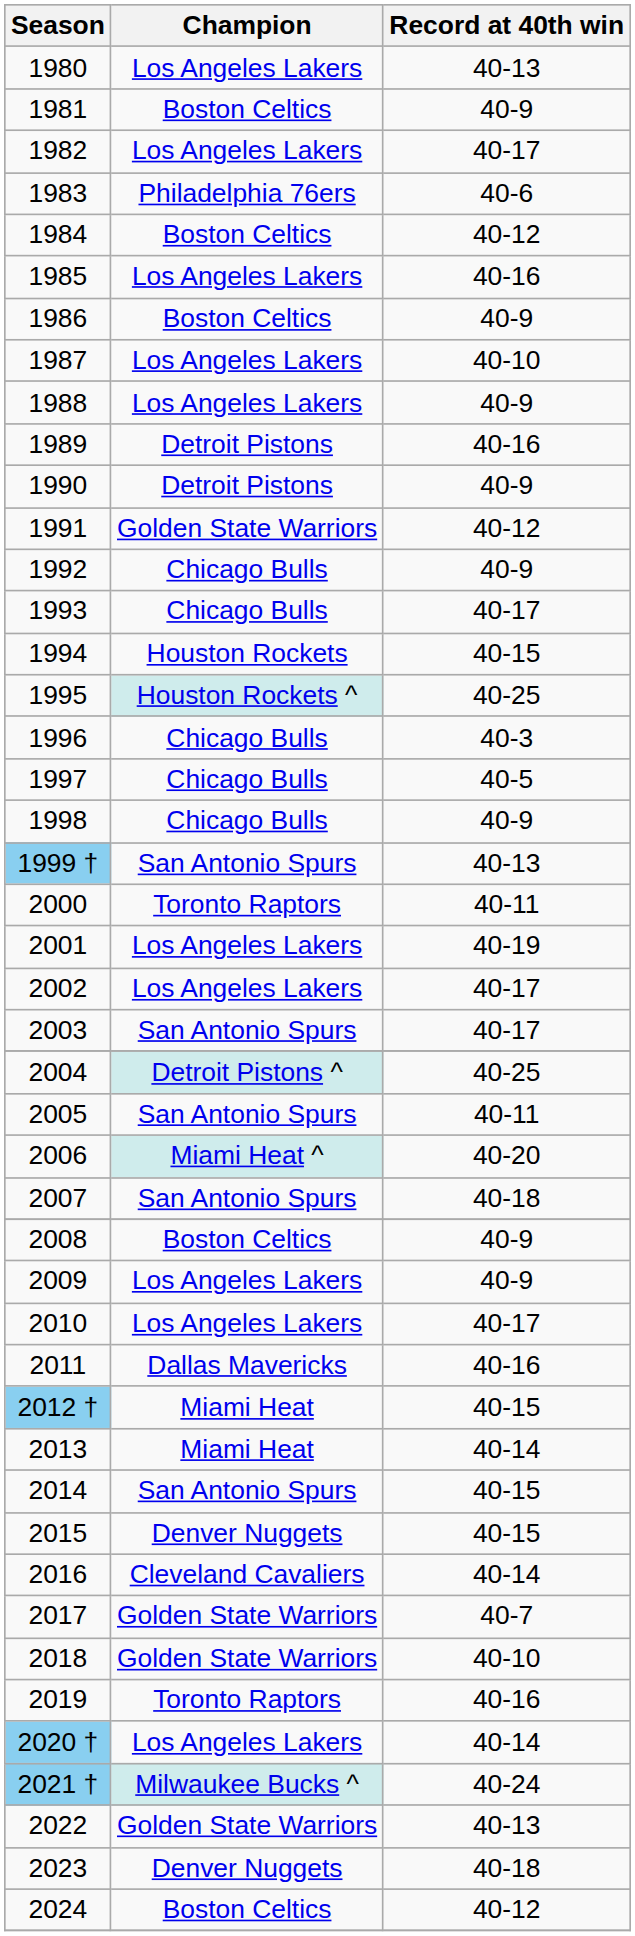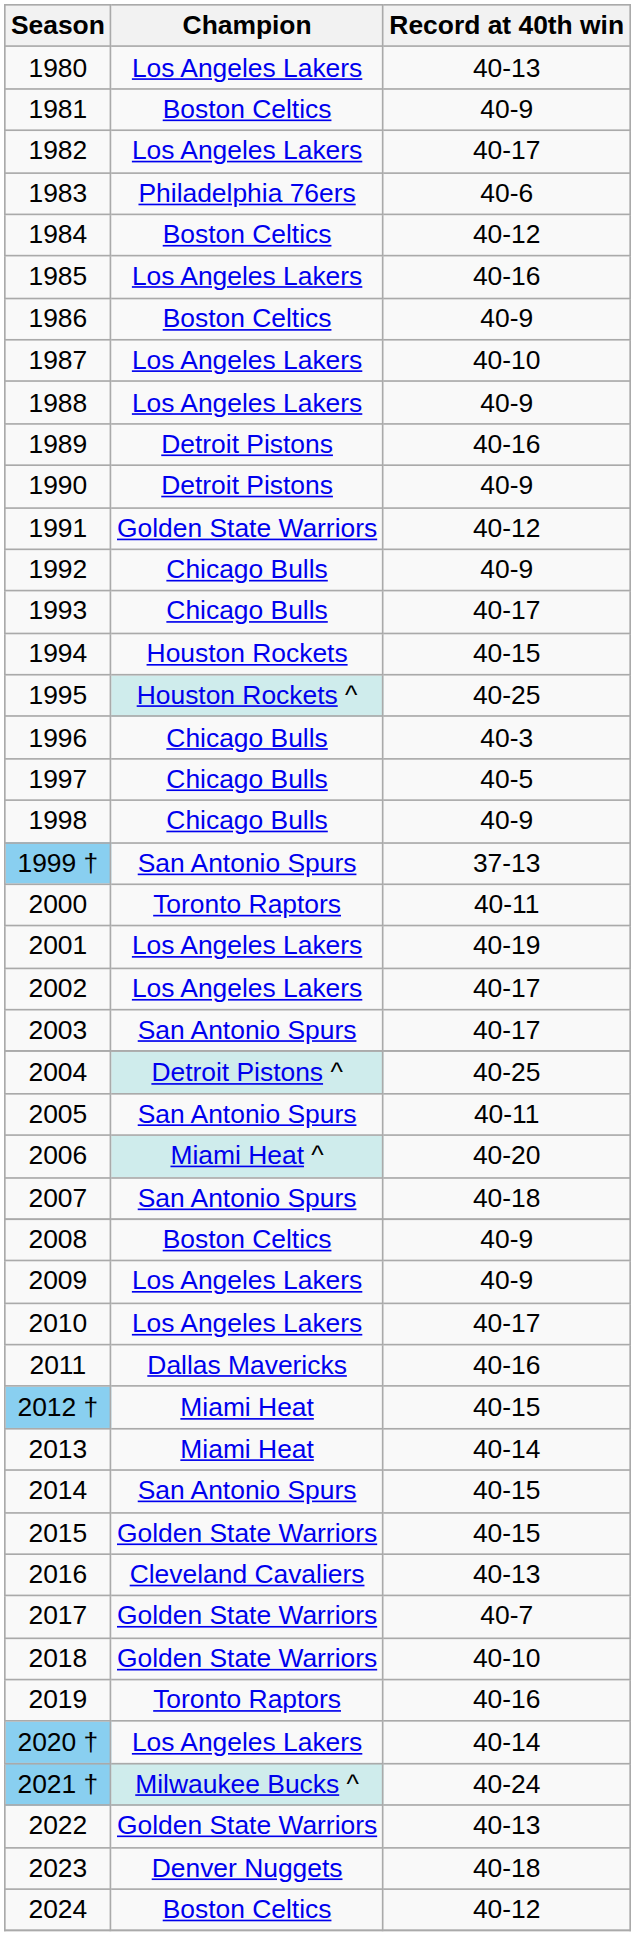(507, 862) 40-13 -> (507, 862) 37-13
(247, 1532) Denver Nuggets -> (247, 1532) Golden State Warriors
(507, 1574) 40-14 -> (507, 1574) 40-13
